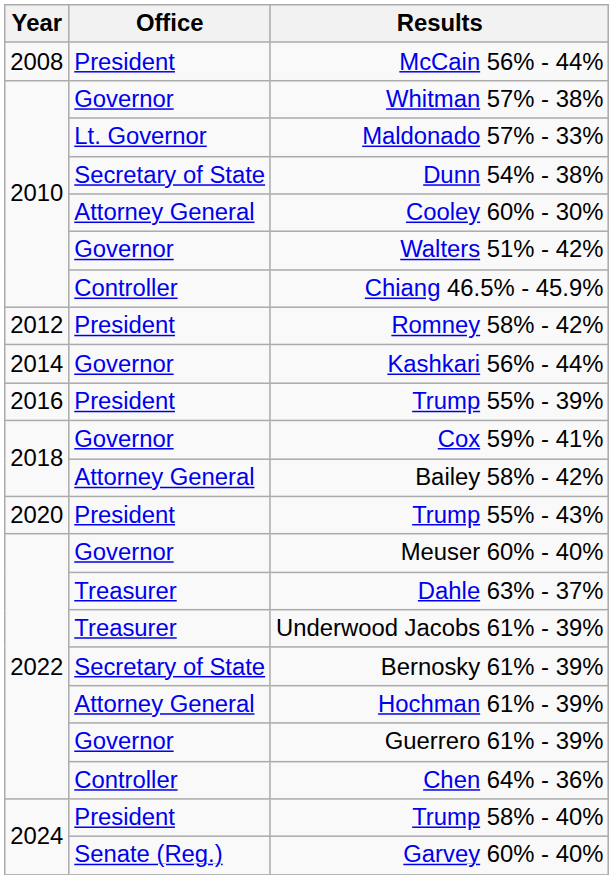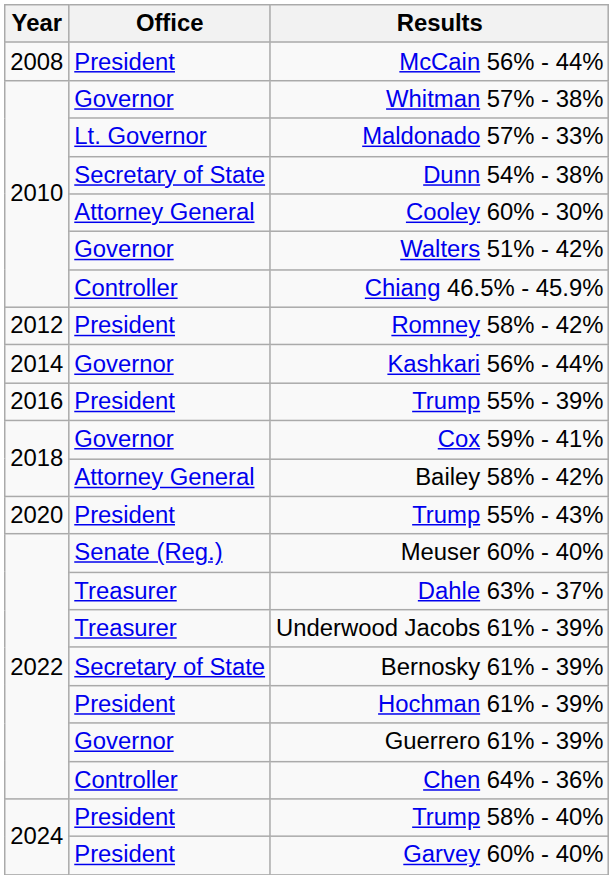(124, 552) Governor -> (148, 552) Senate (Reg.)
(164, 703) Attorney General -> (125, 703) President
(148, 855) Senate (Reg.) -> (125, 855) President
